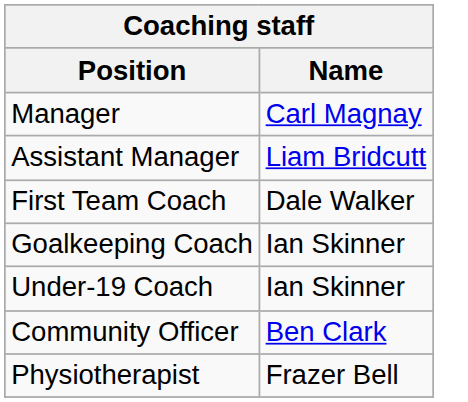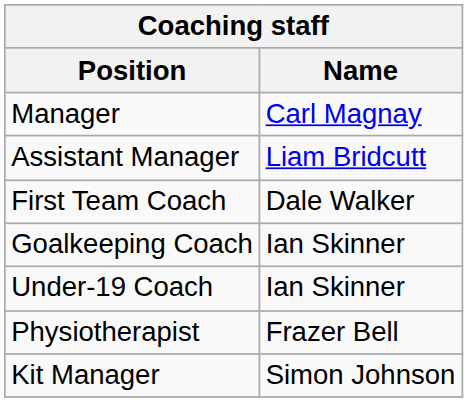- row: (125, 331)
+ row: (85, 375)
